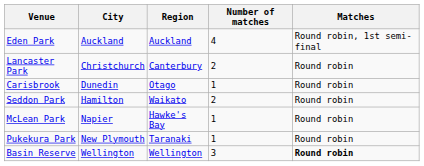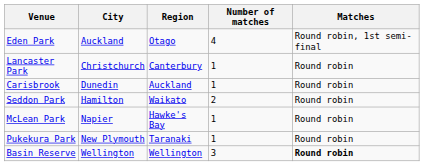(170, 41) Auckland -> (162, 41) Otago
(213, 66) 2 -> (213, 66) 1
(162, 85) Otago -> (170, 85) Auckland
